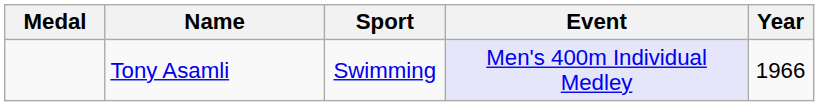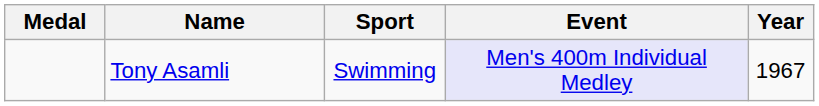(781, 69) 1966 -> (781, 69) 1967
